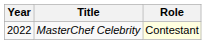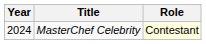(19, 30) 2022 -> (19, 30) 2024
